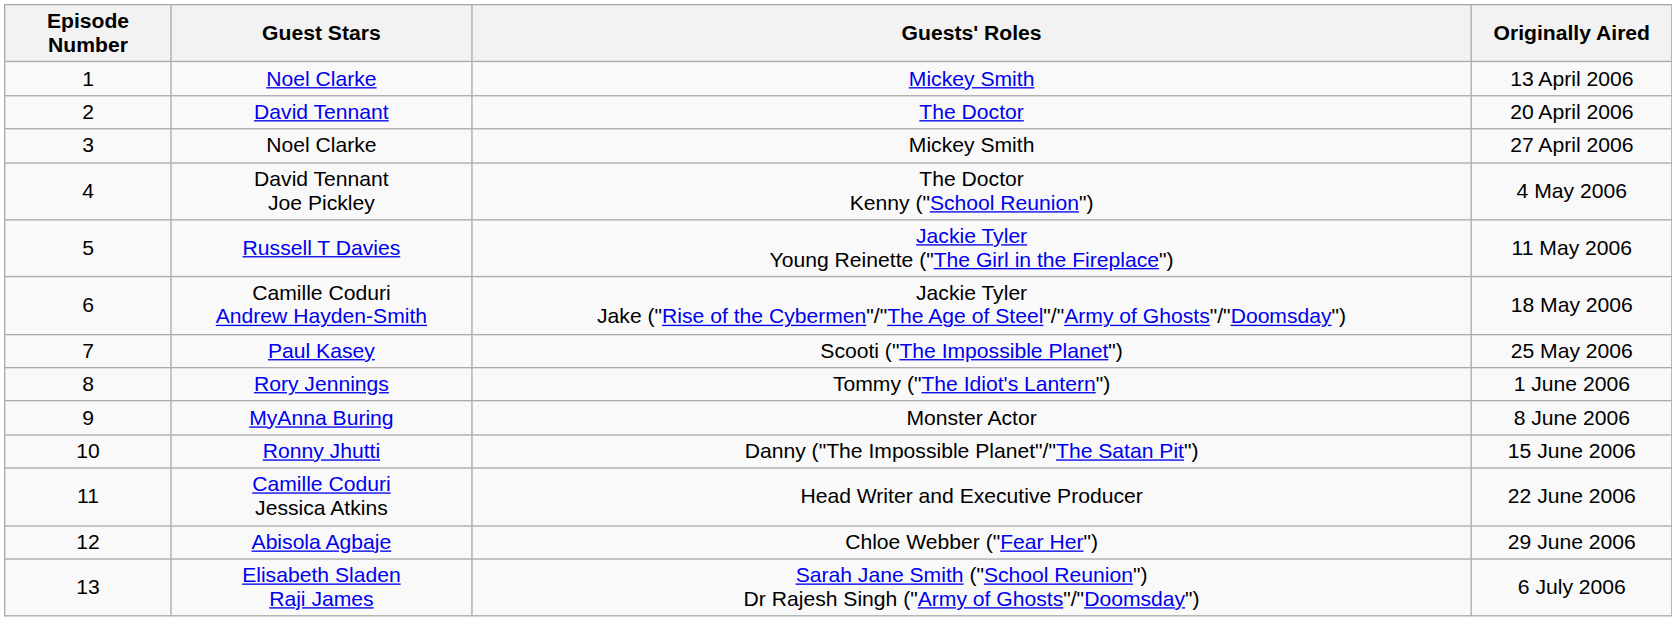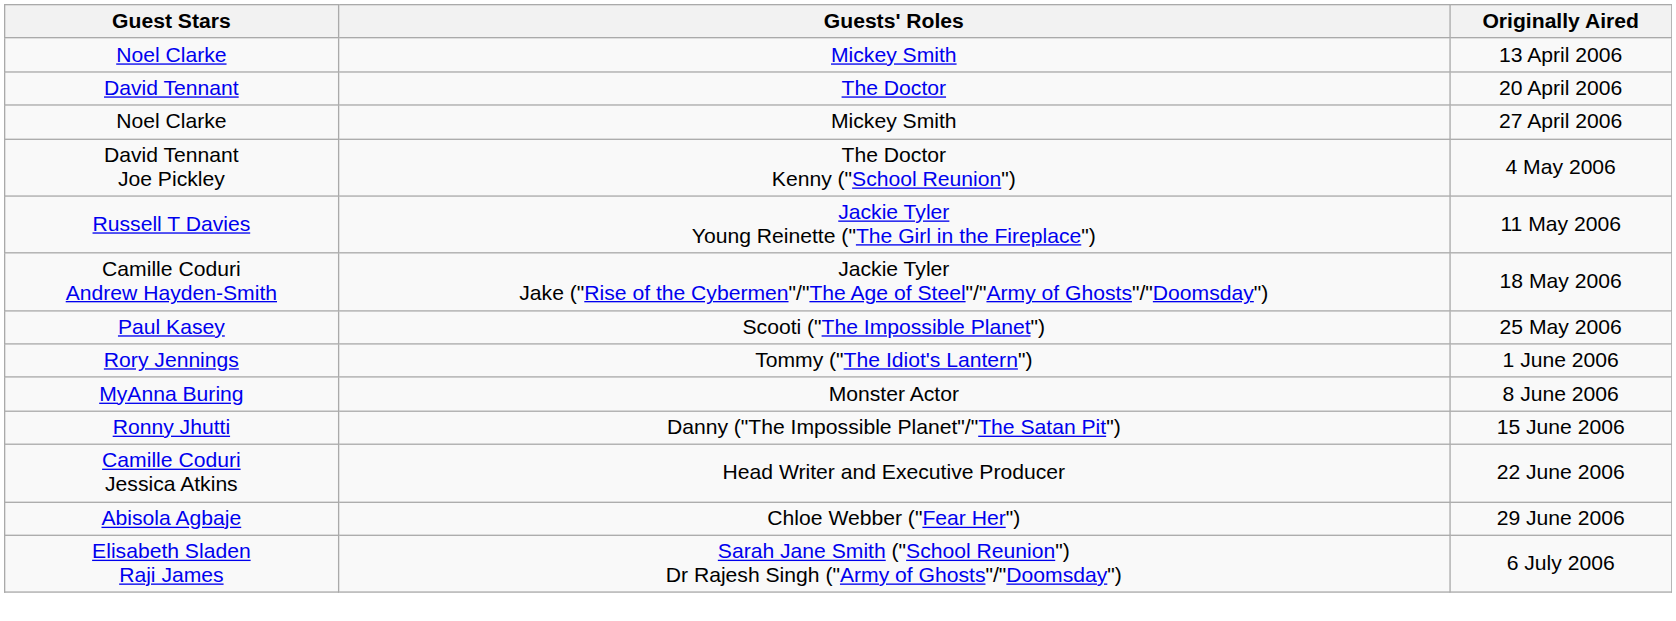- column: (88, 33)
